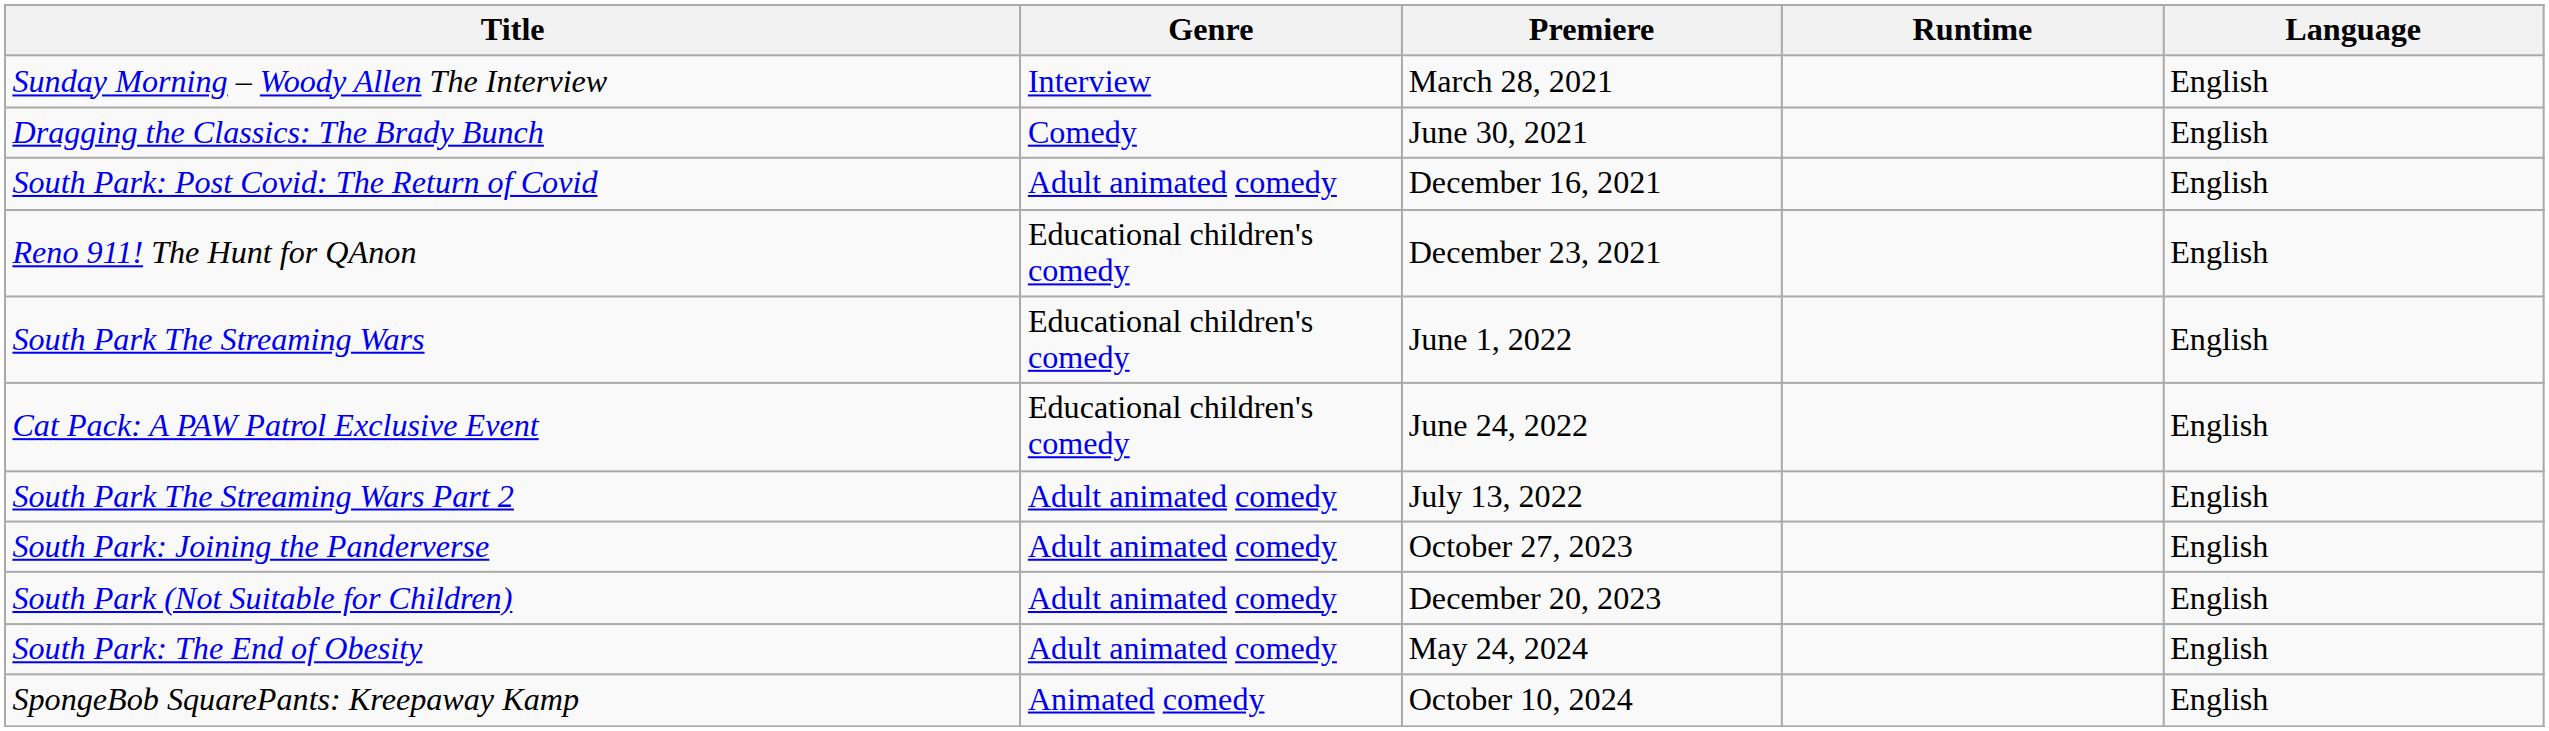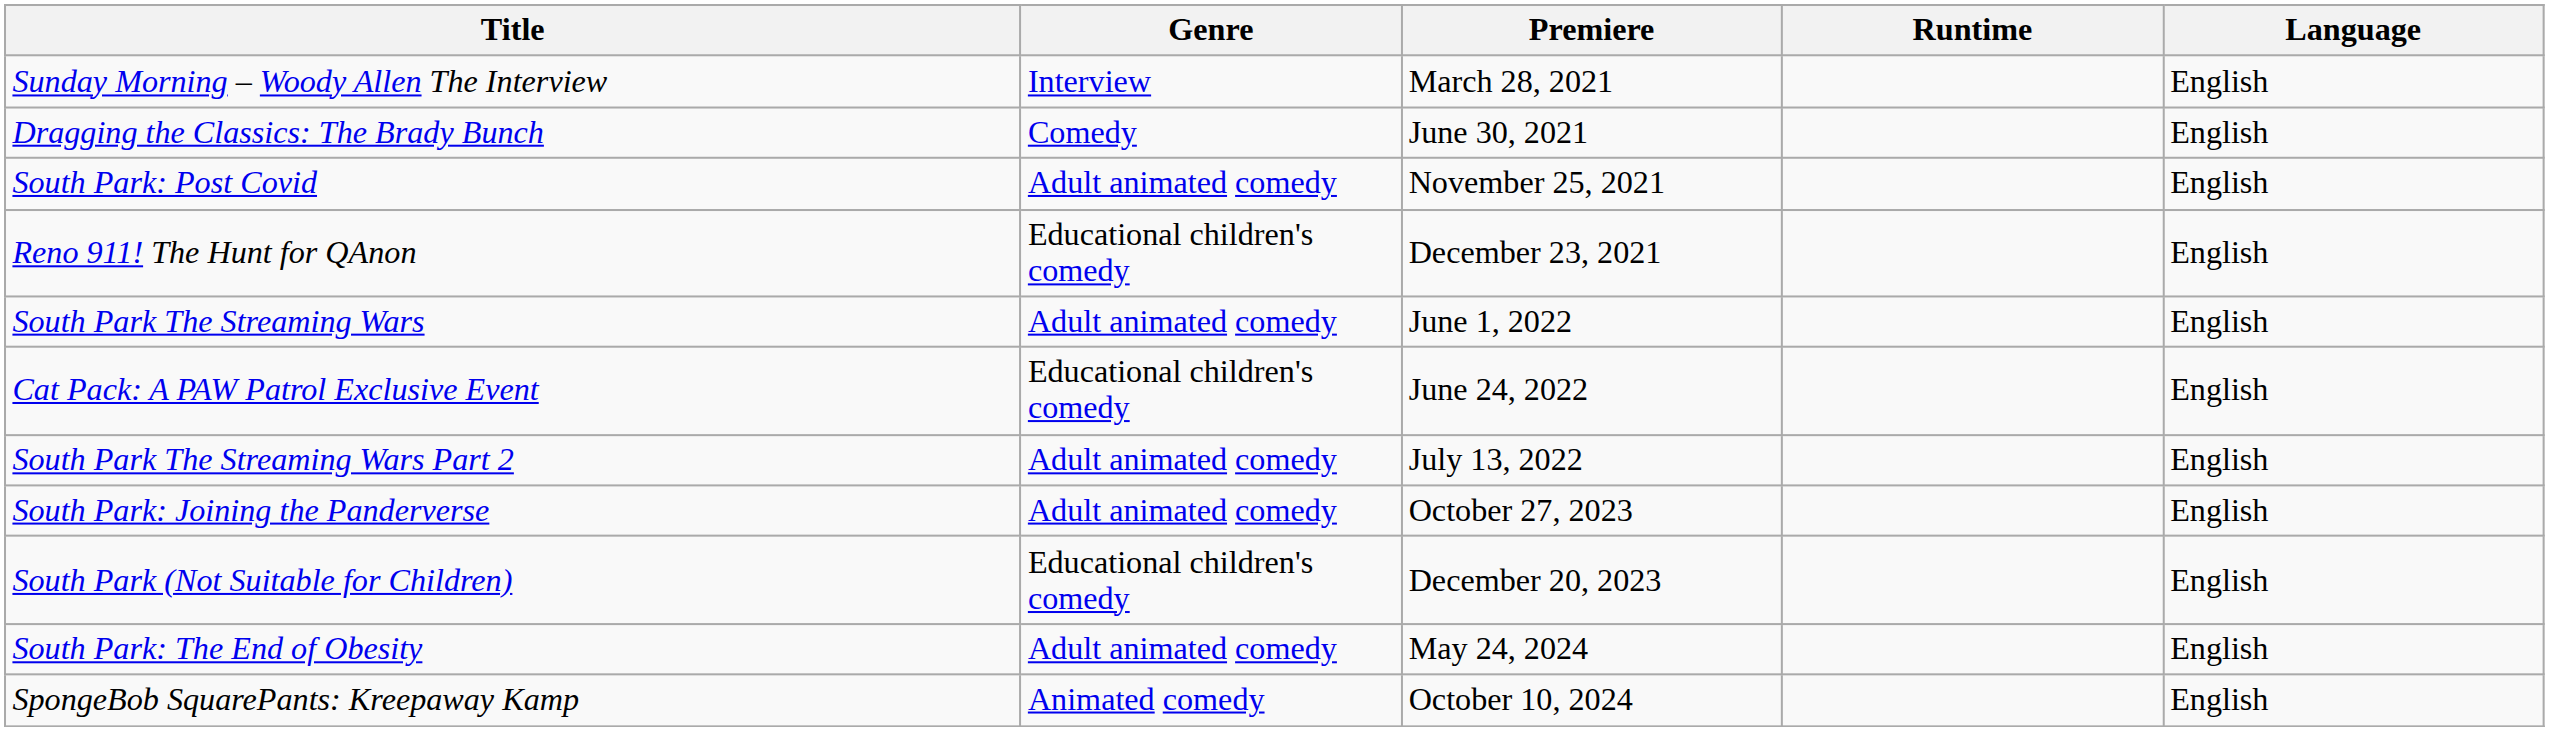+ row: (165, 183)
- row: (305, 183)
(1171, 339) Educational children's comedy -> (1182, 321) Adult animated comedy
(1182, 597) Adult animated comedy -> (1171, 579) Educational children's comedy
